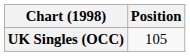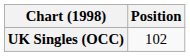(156, 39) 105 -> (156, 39) 102
